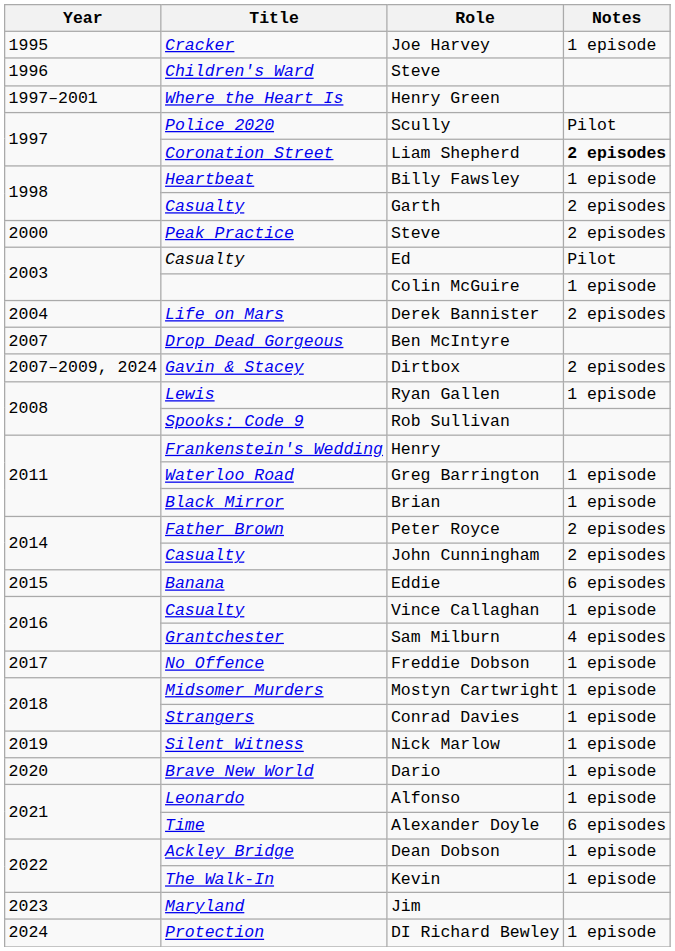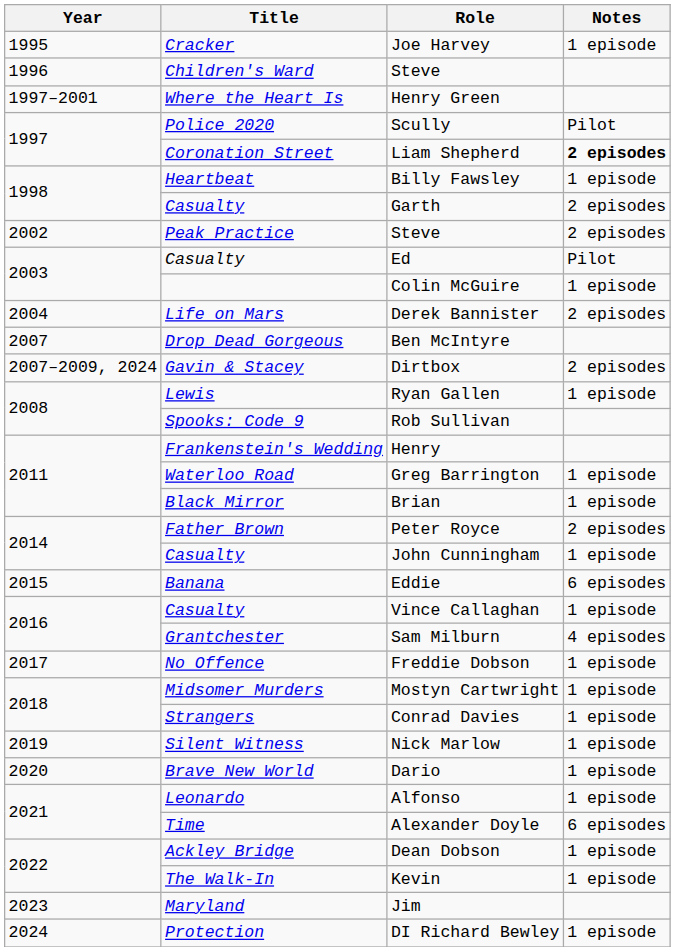(28, 233) 2000 -> (28, 233) 2002
(617, 556) 2 episodes -> (612, 556) 1 episode
